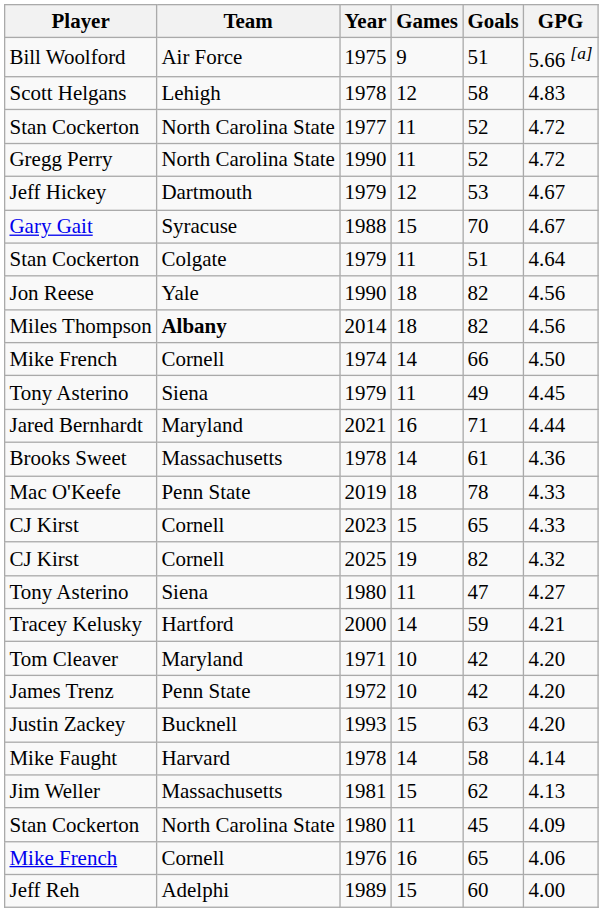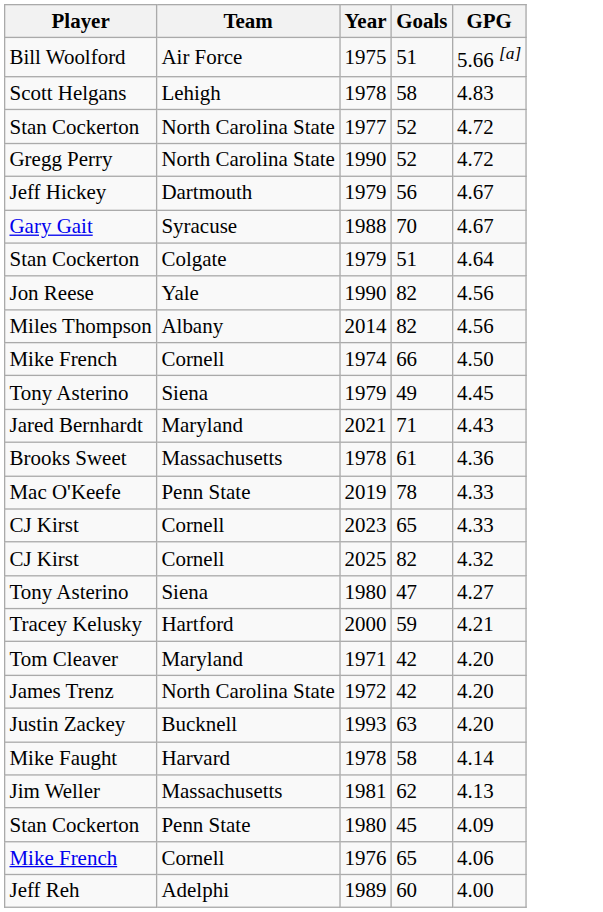- column: (427, 21)
(478, 192) 53 -> (407, 192) 56
(194, 325) bold -> (192, 325) normal
(547, 425) 4.44 -> (475, 425) 4.43
(206, 691) Penn State -> (248, 691) North Carolina State
(248, 824) North Carolina State -> (206, 824) Penn State
